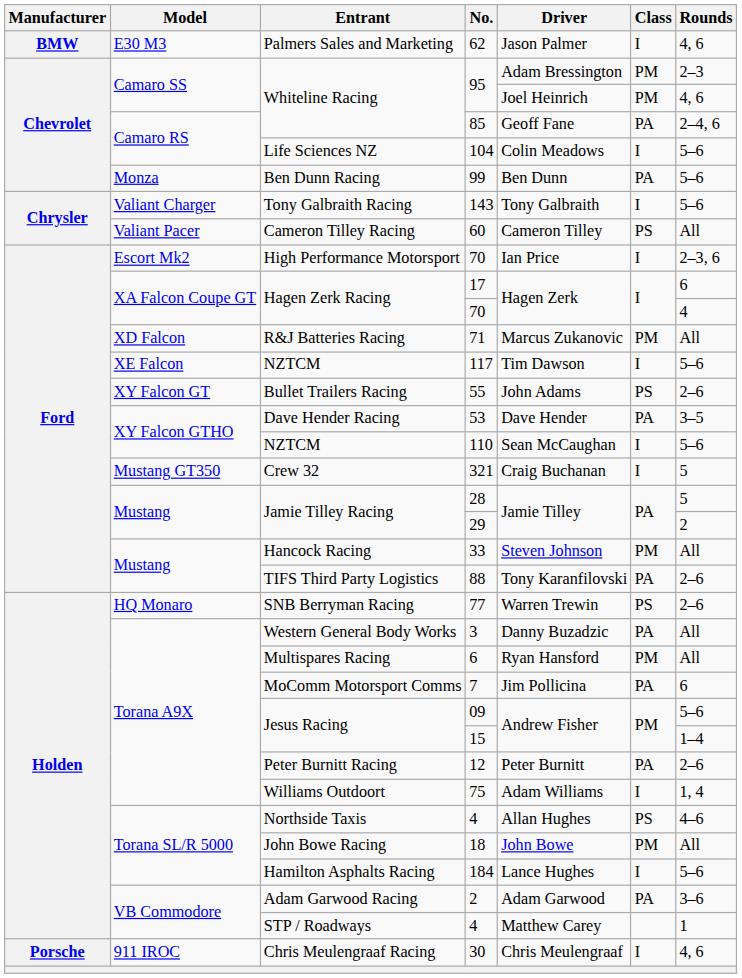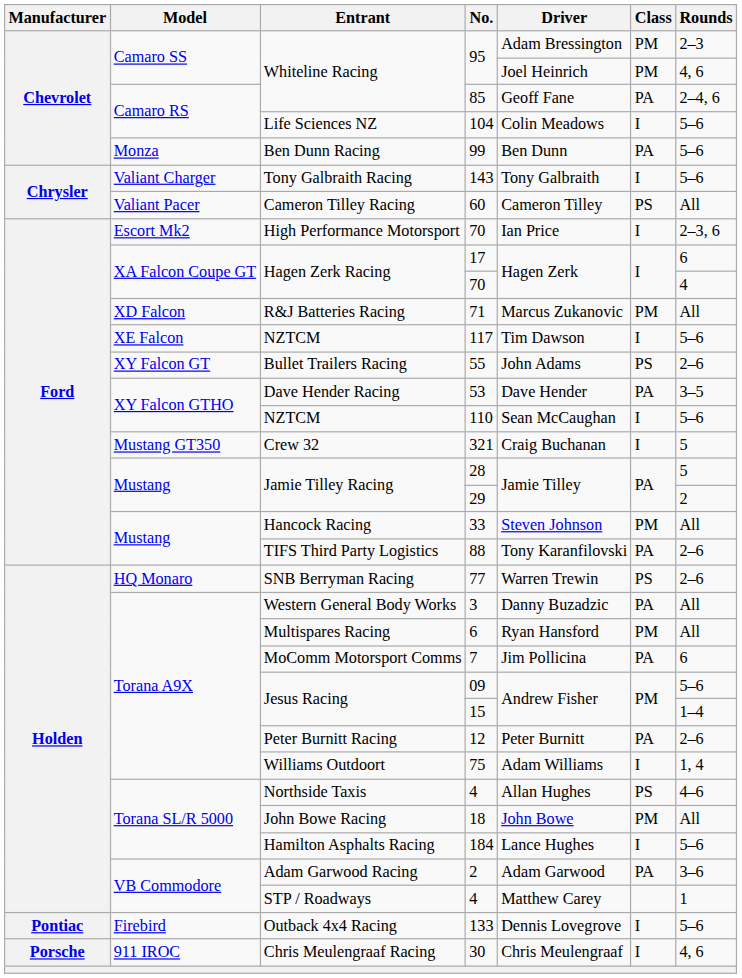- row: (358, 44)
+ row: (330, 925)
